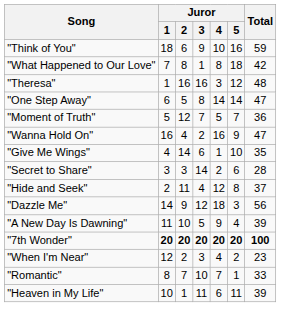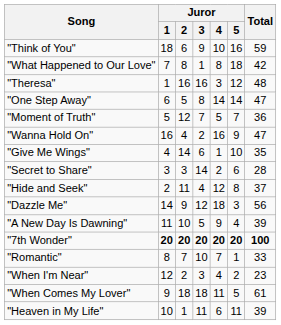rows swapped: (34, 275) <-> (48, 258)
+ row: (69, 293)
